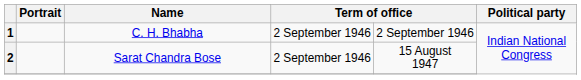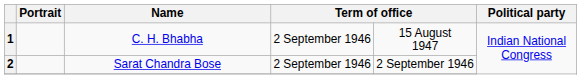(425, 32) 2 September 1946 -> (425, 39) 15 August 1947
(425, 58) 15 August 1947 -> (425, 64) 2 September 1946
